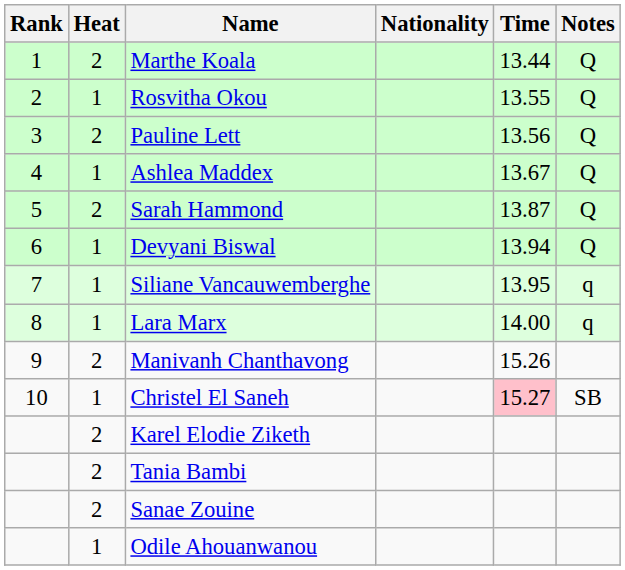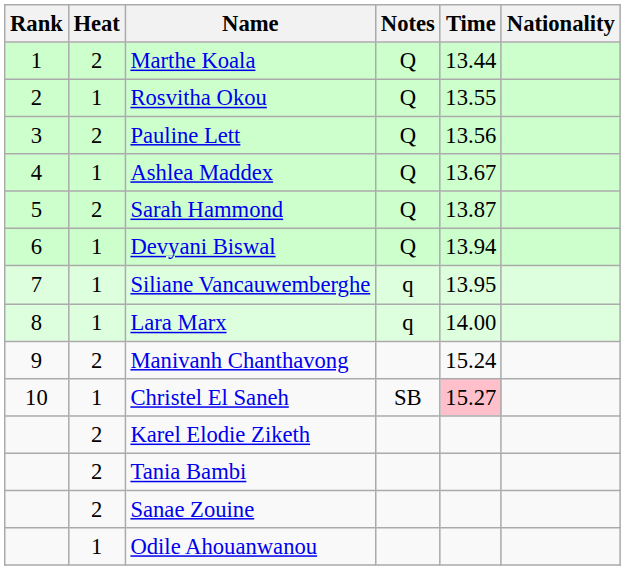columns swapped: (435, 23) <-> (588, 23)
(525, 359) 15.26 -> (471, 359) 15.24
